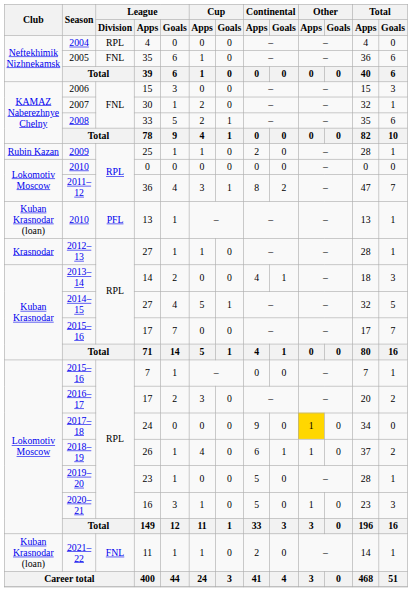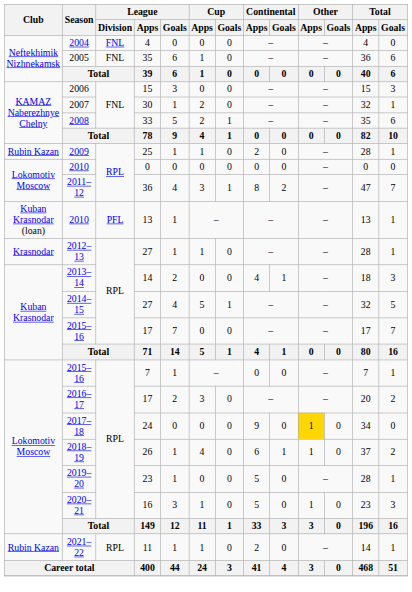(115, 43) RPL -> (115, 43) FNL
(33, 552) Kuban Krasnodar (loan) -> (33, 547) Rubin Kazan
(115, 552) FNL -> (115, 547) RPL
